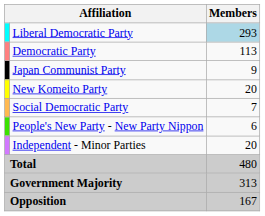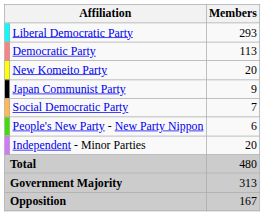(248, 32) lightblue background -> (248, 32) no background
rows swapped: (60, 88) <-> (69, 70)
